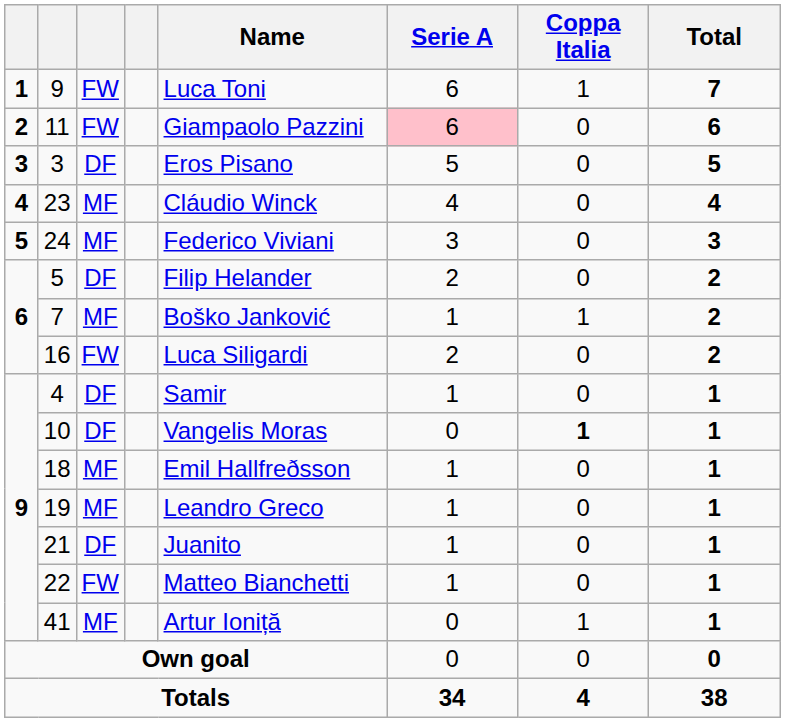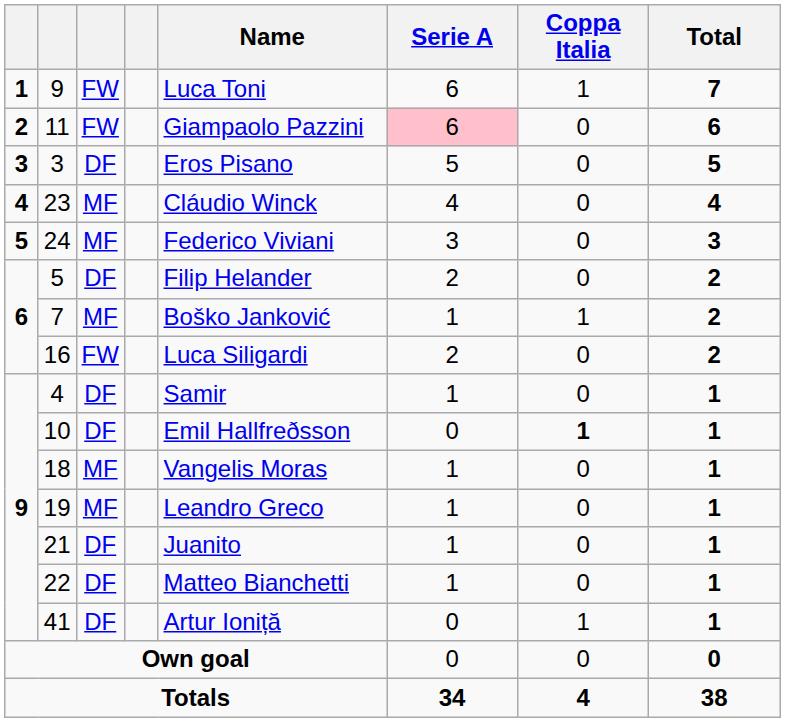(245, 431) Vangelis Moras -> (257, 431) Emil Hallfreðsson
(257, 469) Emil Hallfreðsson -> (245, 469) Vangelis Moras
(100, 583) FW -> (100, 583) DF
(100, 621) MF -> (100, 621) DF
